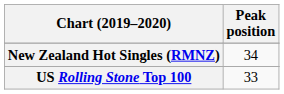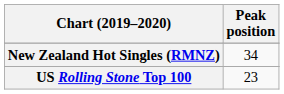(251, 77) 33 -> (251, 77) 23
